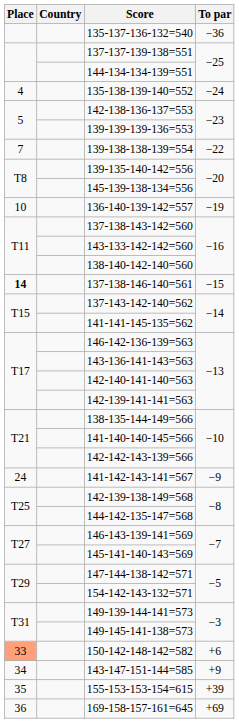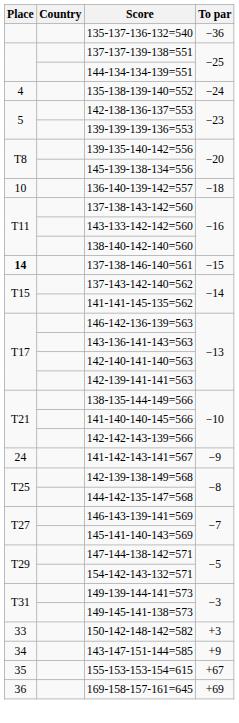- row: (140, 149)
(215, 207) −19 -> (215, 188) −18
(20, 651) lightsalmon background -> (20, 631) no background
(215, 651) +6 -> (215, 631) +3
(215, 689) +39 -> (215, 670) +67
